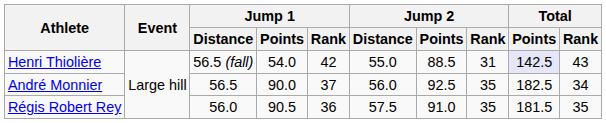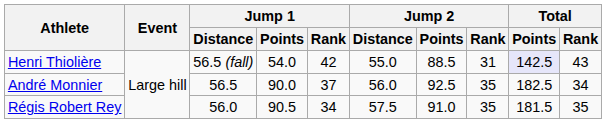(328, 107) 36 -> (328, 107) 34
